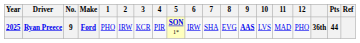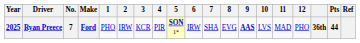(71, 27) 9 -> (71, 27) 7
